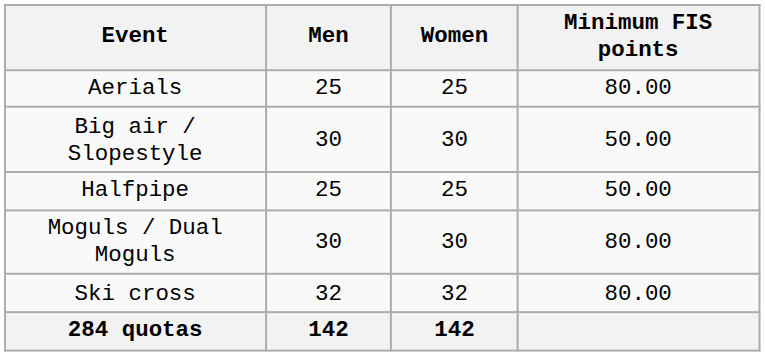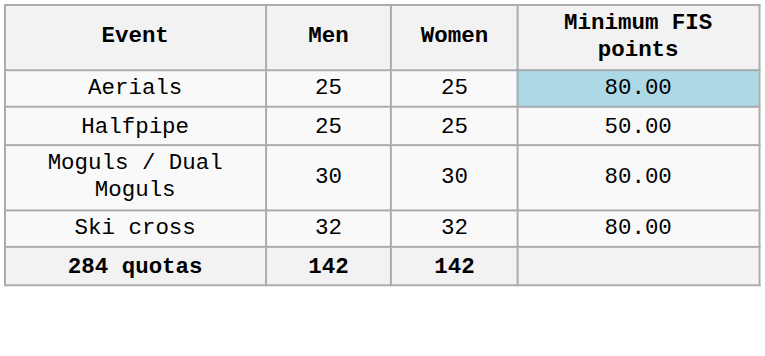(638, 88) no background -> (638, 88) lightblue background
- row: (135, 139)
